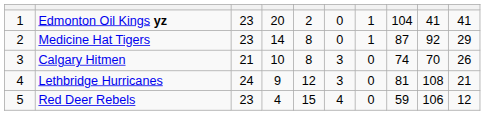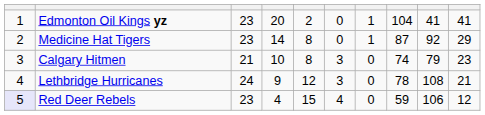(433, 60) 70 -> (433, 60) 79
(464, 60) 26 -> (464, 60) 23
(402, 80) 81 -> (402, 80) 78
(20, 100) no background -> (20, 100) lavender background
